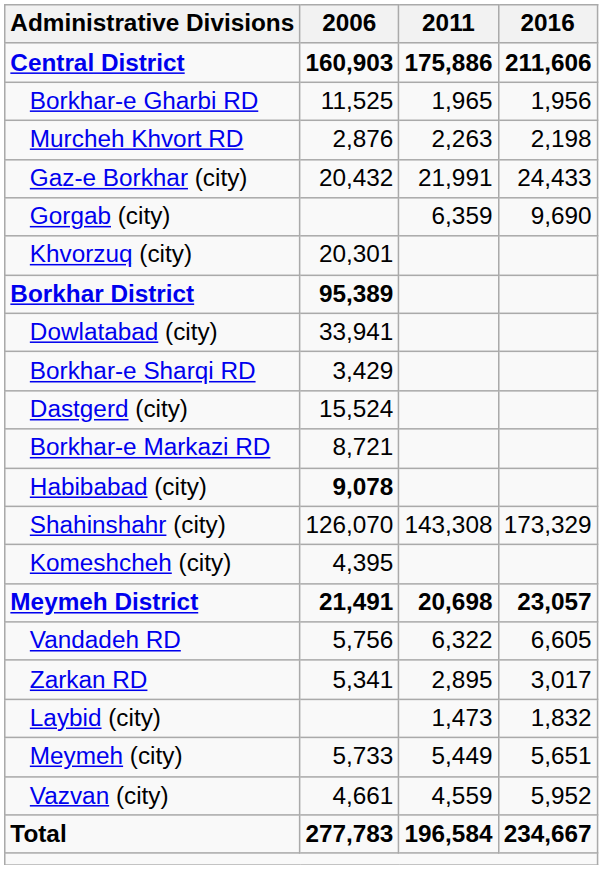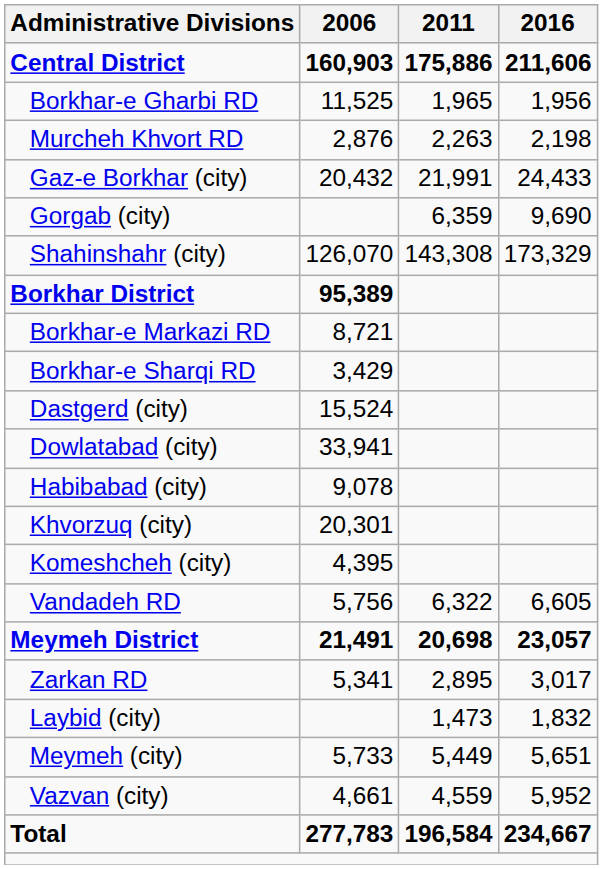rows swapped: (128, 525) <-> (111, 255)
rows swapped: (150, 448) <-> (124, 332)
(363, 486) bold -> (363, 486) normal
rows swapped: (104, 602) <-> (105, 640)
